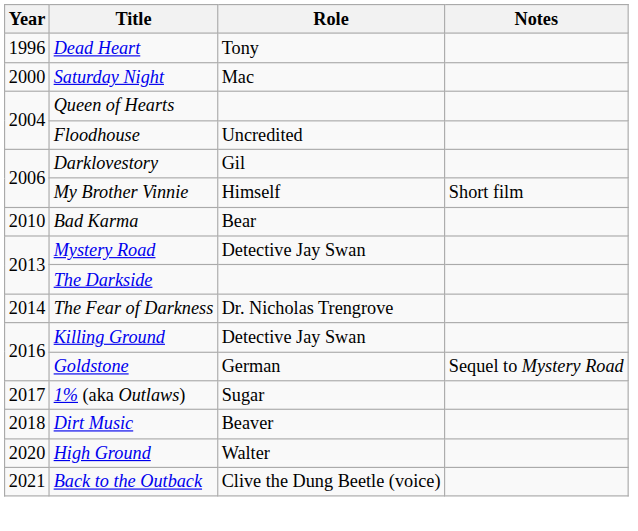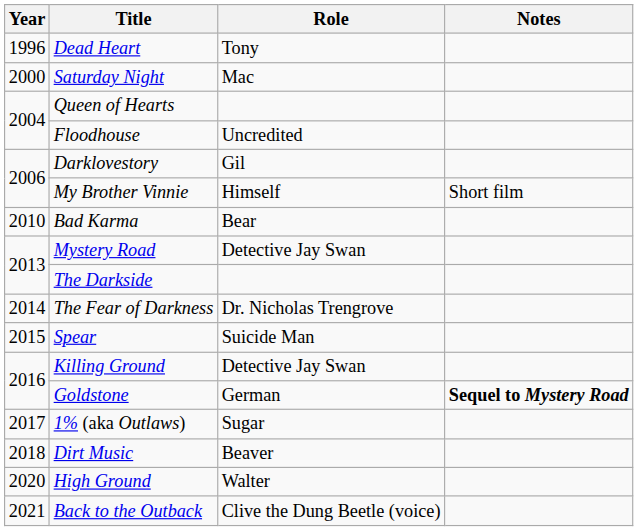+ row: (75, 337)
(536, 366) normal -> (539, 395) bold
